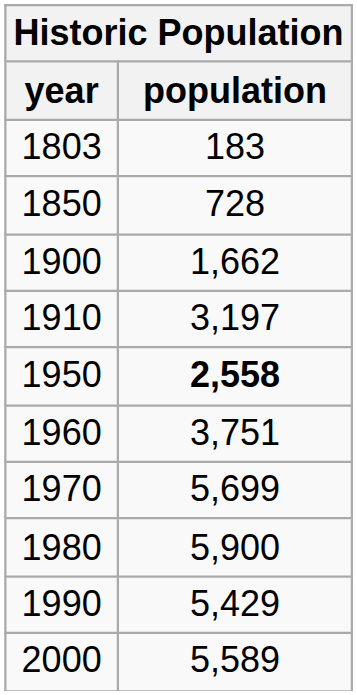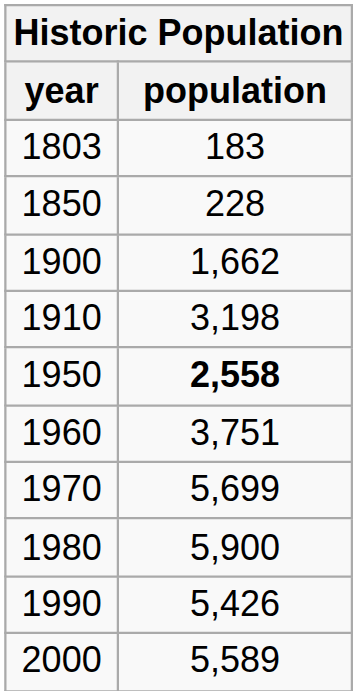(235, 204) 728 -> (235, 204) 228
(235, 318) 3,197 -> (235, 318) 3,198
(235, 603) 5,429 -> (235, 603) 5,426
